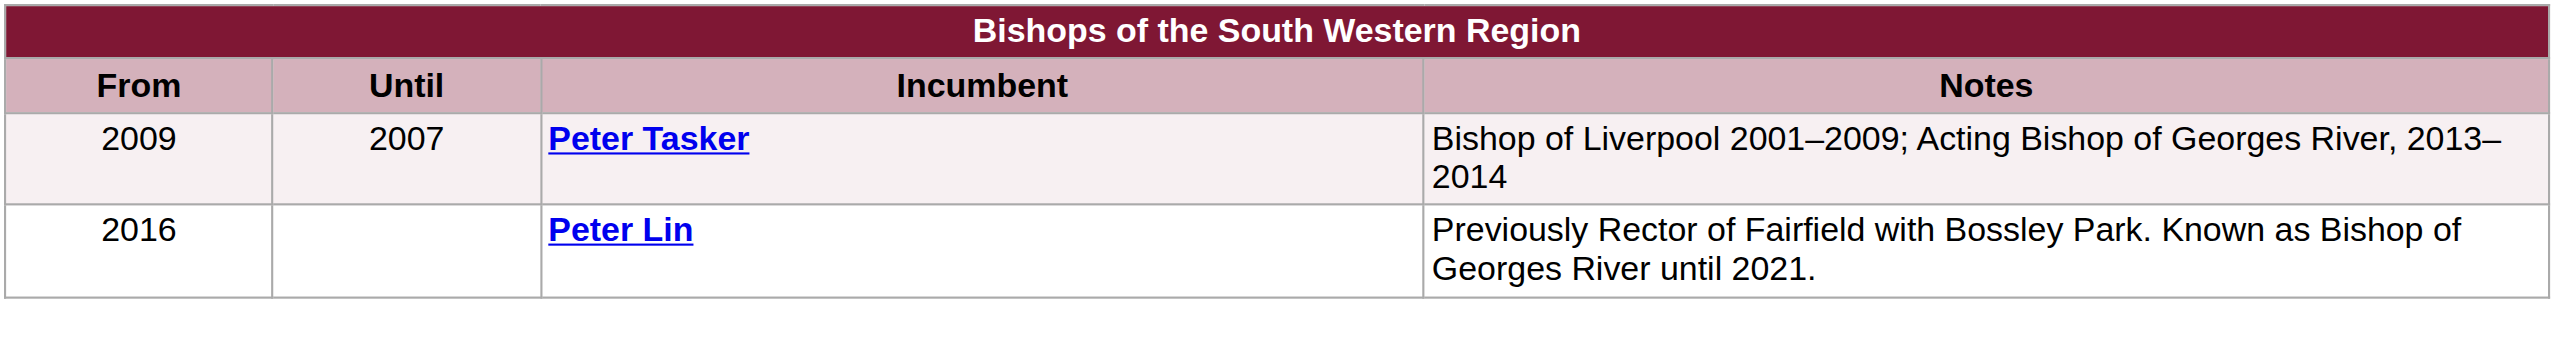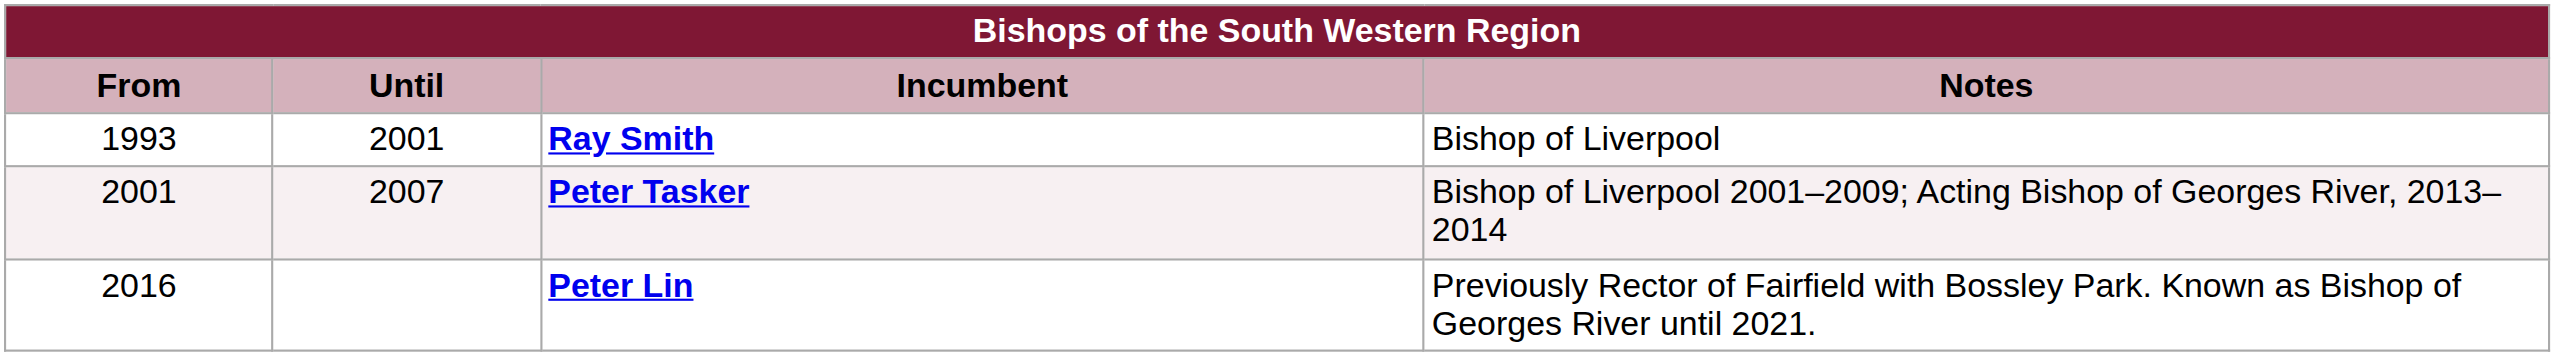+ row: (631, 138)
(139, 138) 2009 -> (139, 192) 2001
